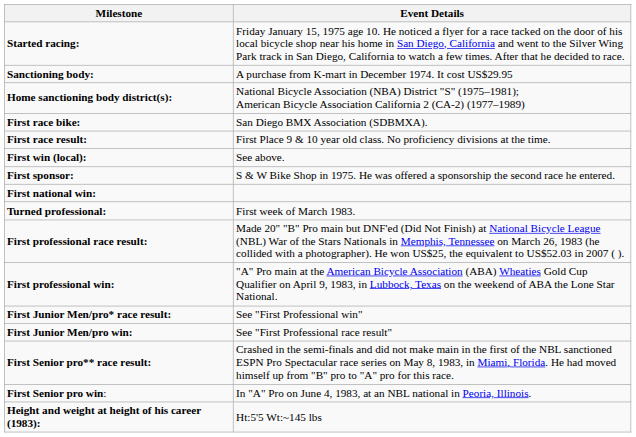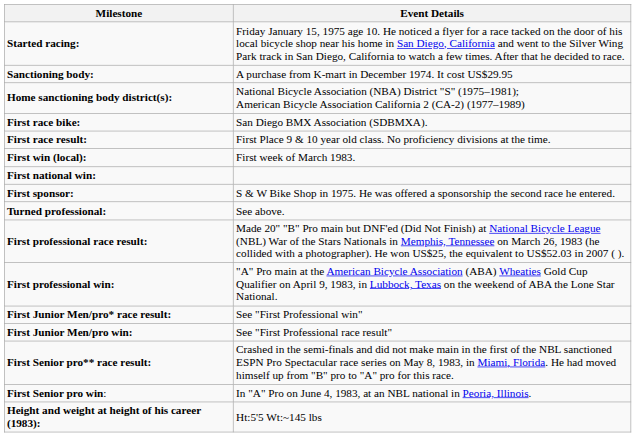(260, 157) See above. -> (296, 157) First week of March 1983.
rows swapped: (40, 175) <-> (51, 193)
(296, 211) First week of March 1983. -> (260, 211) See above.
